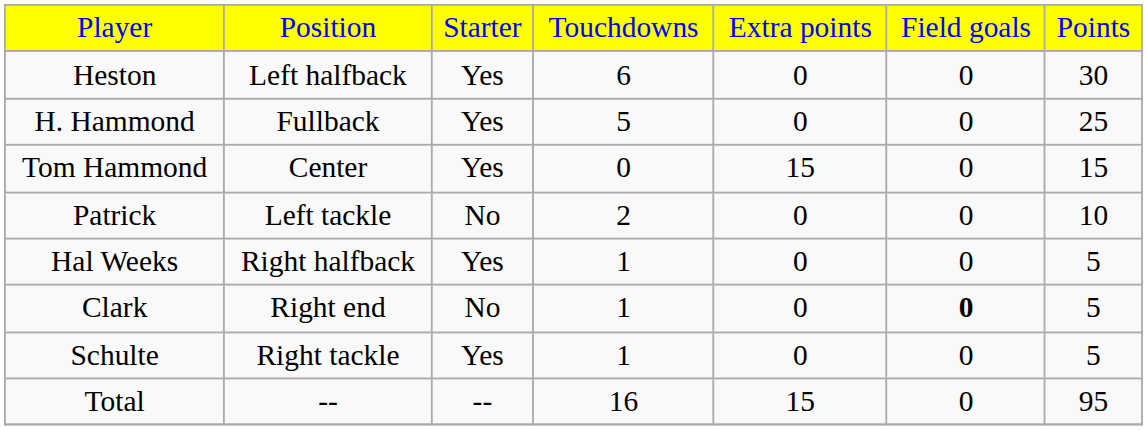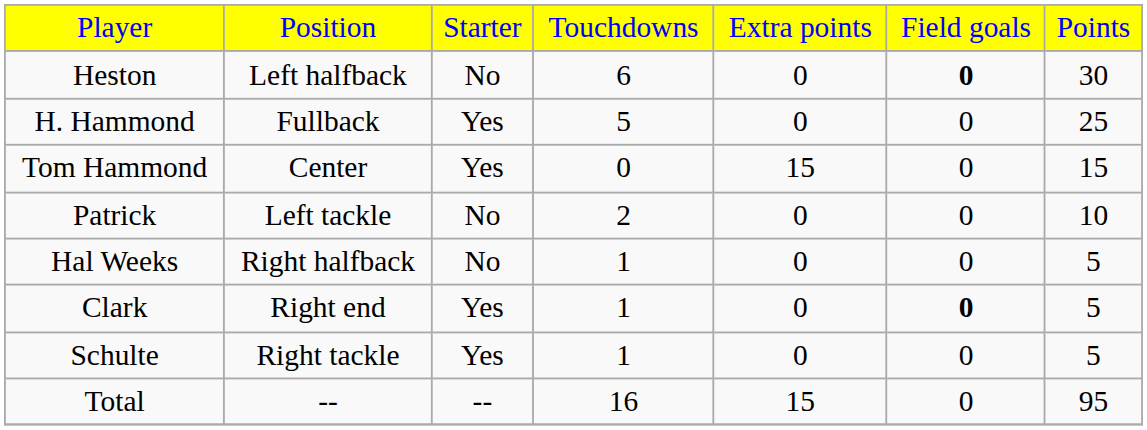(482, 74) Yes -> (482, 74) No
(966, 74) normal -> (966, 74) bold
(482, 261) Yes -> (482, 261) No
(482, 307) No -> (482, 307) Yes
